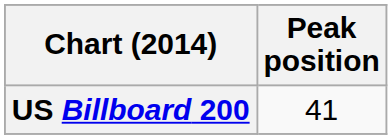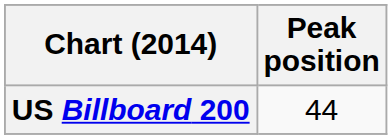(322, 109) 41 -> (322, 109) 44
